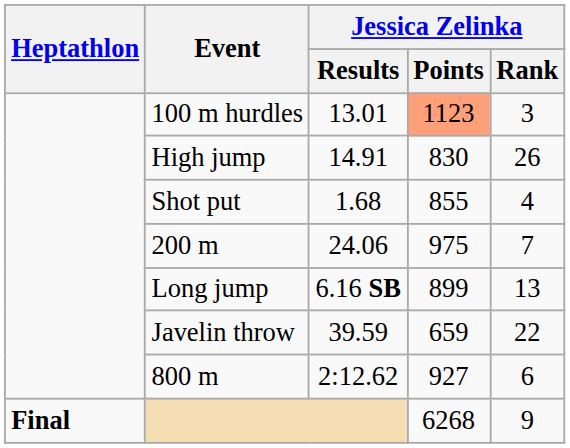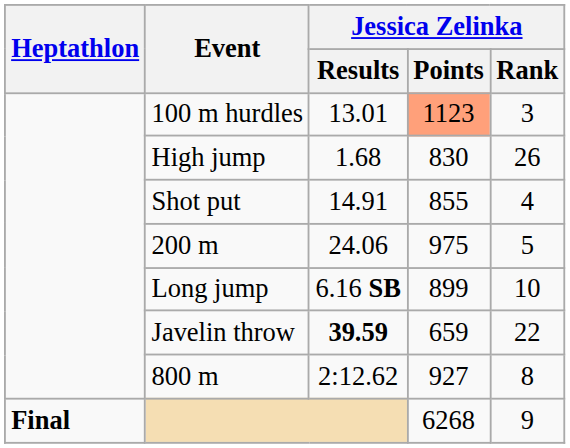(358, 157) 14.91 -> (358, 157) 1.68
(358, 201) 1.68 -> (358, 201) 14.91
(527, 245) 7 -> (527, 245) 5
(527, 288) 13 -> (527, 288) 10
(358, 332) normal -> (358, 332) bold
(527, 376) 6 -> (527, 376) 8
